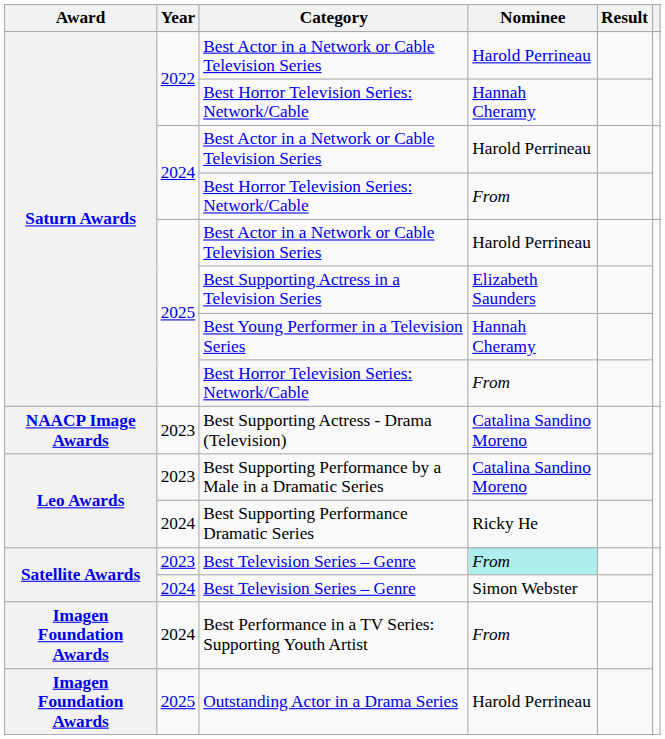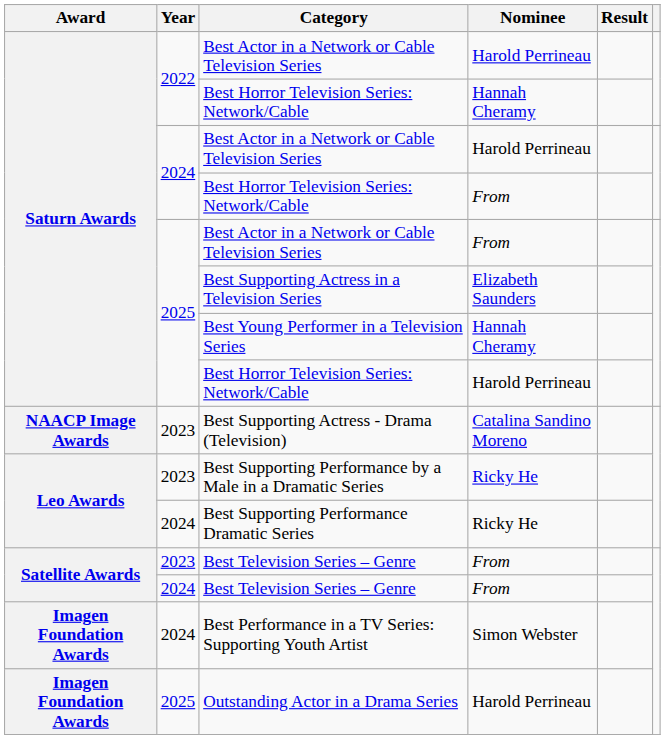(532, 242) Harold Perrineau -> (491, 242) From
(491, 383) From -> (532, 383) Harold Perrineau
(532, 476) Catalina Sandino Moreno -> (505, 476) Ricky He
(491, 560) paleturquoise background -> (491, 560) no background
(525, 588) Simon Webster -> (491, 588) From
(491, 635) From -> (525, 635) Simon Webster
